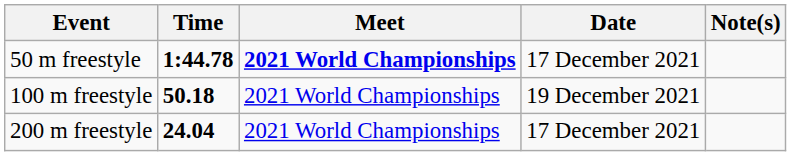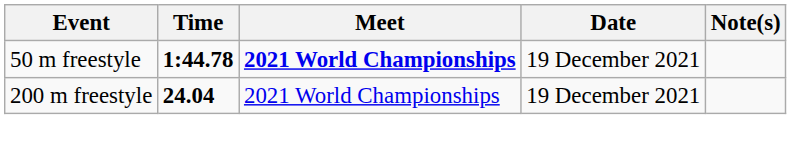(613, 58) 17 December 2021 -> (613, 58) 19 December 2021
- row: (81, 95)
(613, 131) 17 December 2021 -> (613, 95) 19 December 2021
